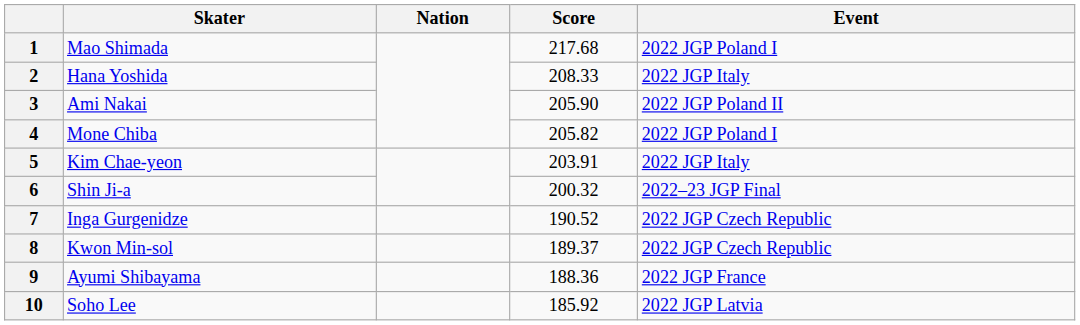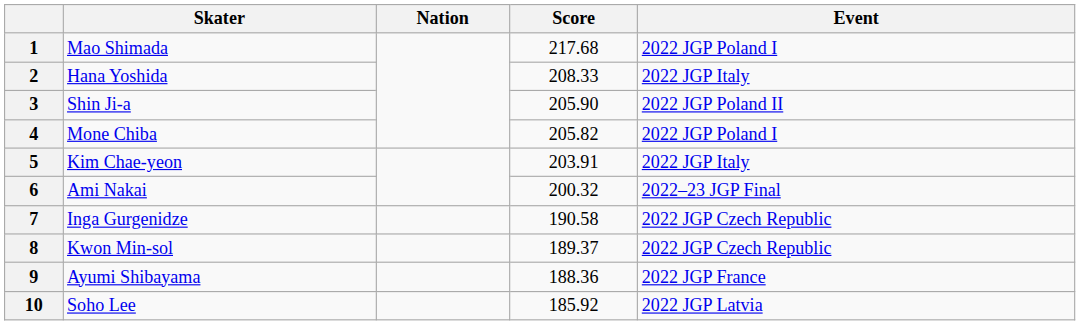(107, 104) Ami Nakai -> (99, 104) Shin Ji-a
(99, 190) Shin Ji-a -> (107, 190) Ami Nakai
(574, 219) 190.52 -> (574, 219) 190.58
